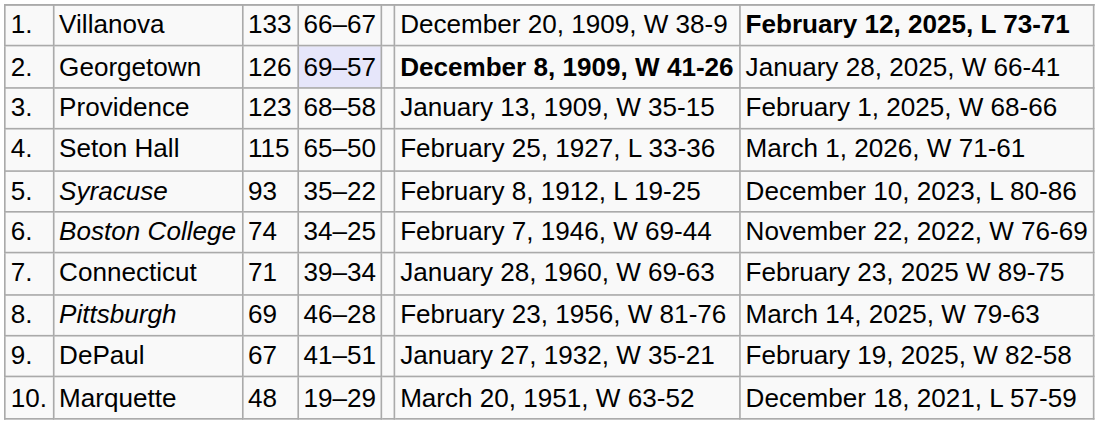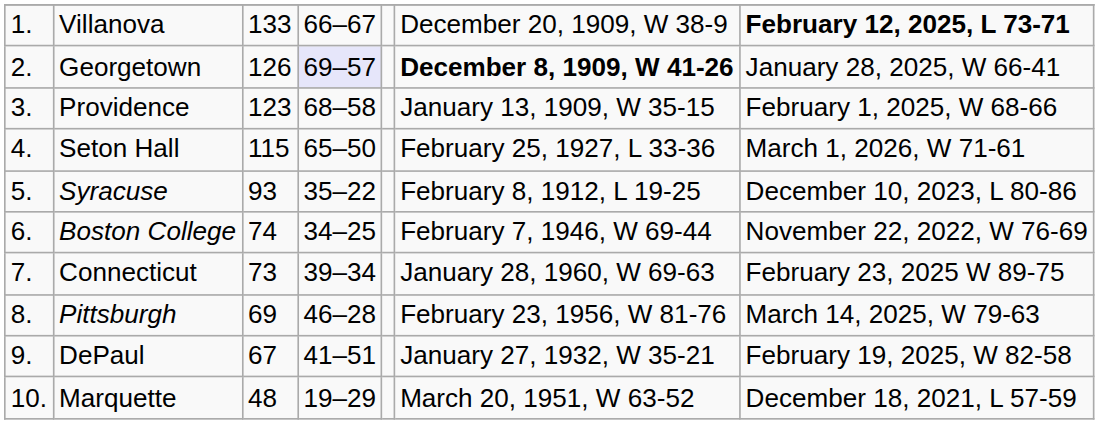(263, 273) 71 -> (263, 273) 73
